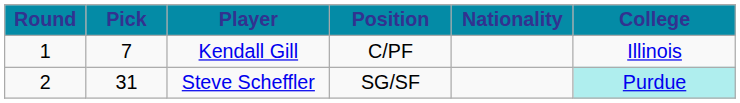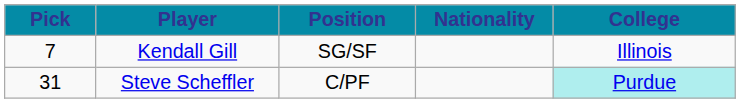- column: (45, 20)
(390, 51) C/PF -> (347, 51) SG/SF
(390, 82) SG/SF -> (347, 82) C/PF
